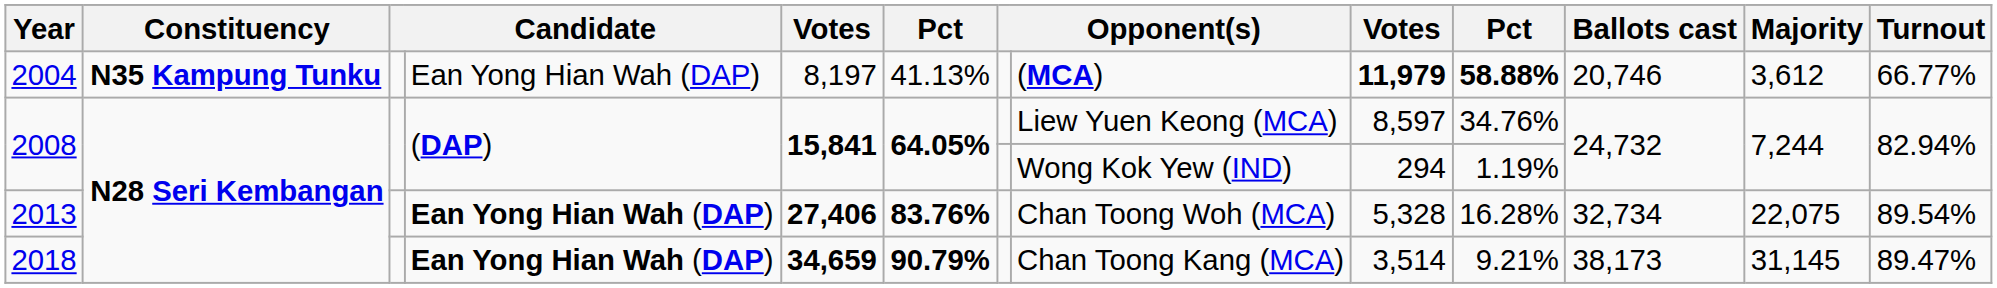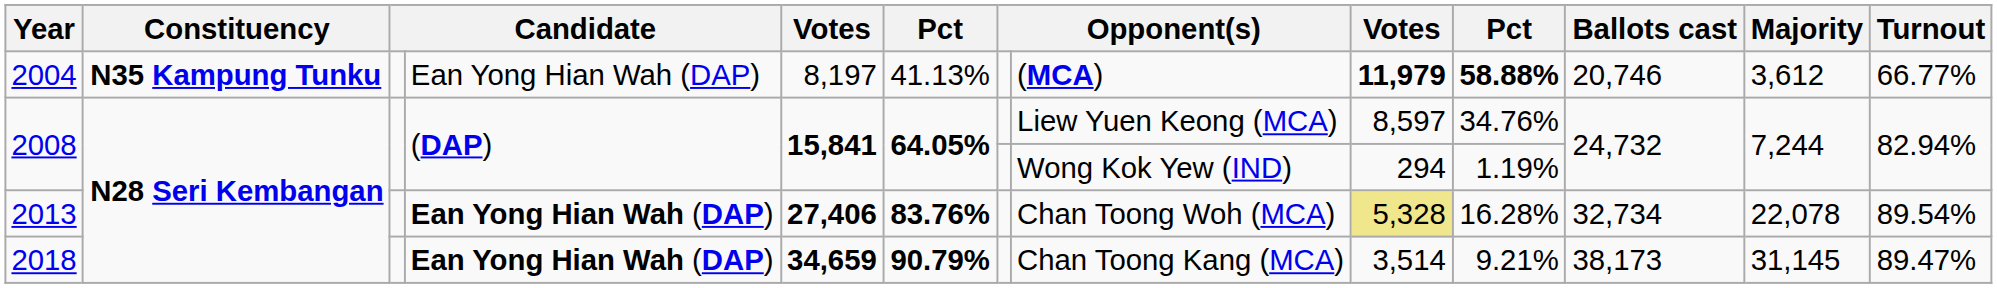(1409, 214) no background -> (1409, 214) khaki background
(1795, 214) 22,075 -> (1795, 214) 22,078
